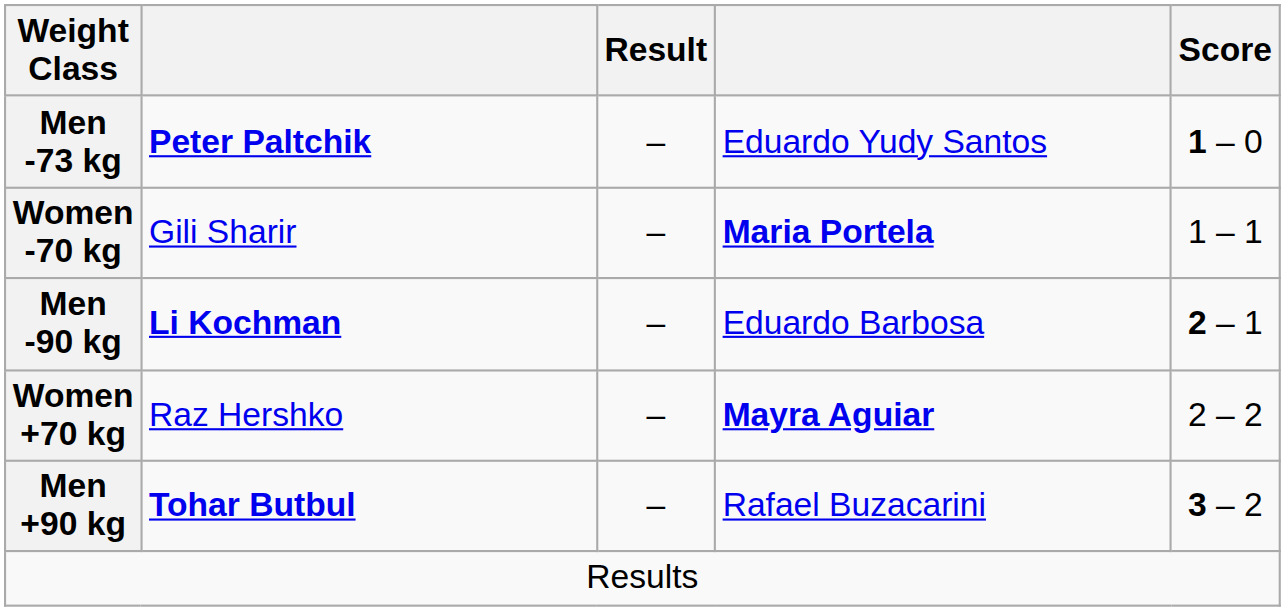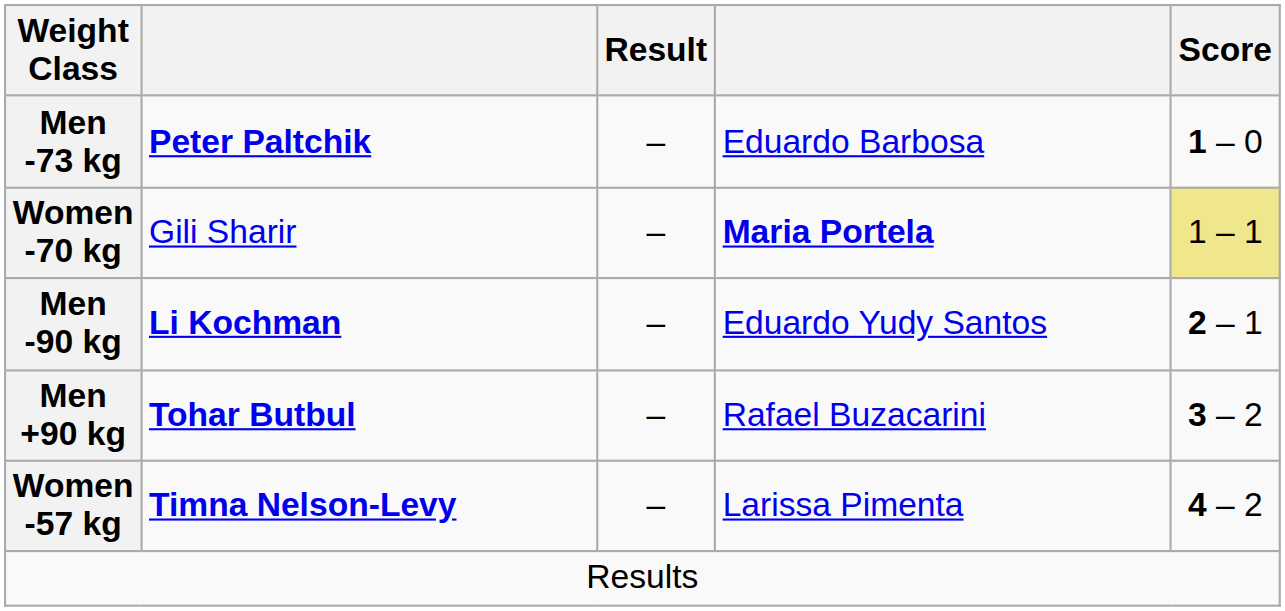(885, 141) Eduardo Yudy Santos -> (853, 141) Eduardo Barbosa
(1225, 232) no background -> (1225, 232) khaki background
(853, 323) Eduardo Barbosa -> (885, 323) Eduardo Yudy Santos
- row: (73, 414)
+ row: (73, 505)
